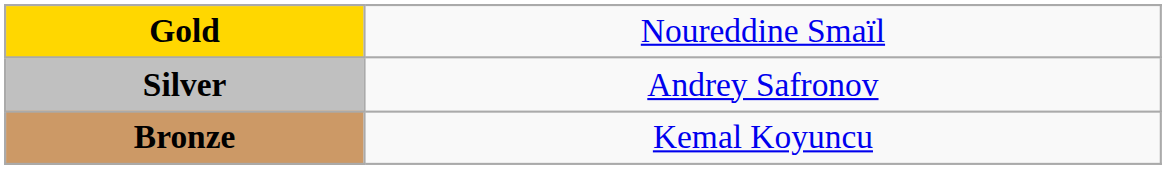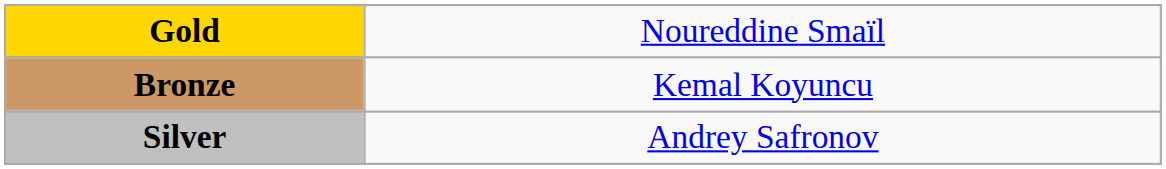rows swapped: (185, 84) <-> (185, 137)
